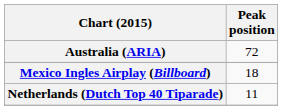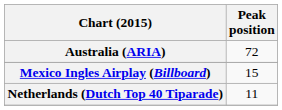(252, 72) 18 -> (252, 72) 15
